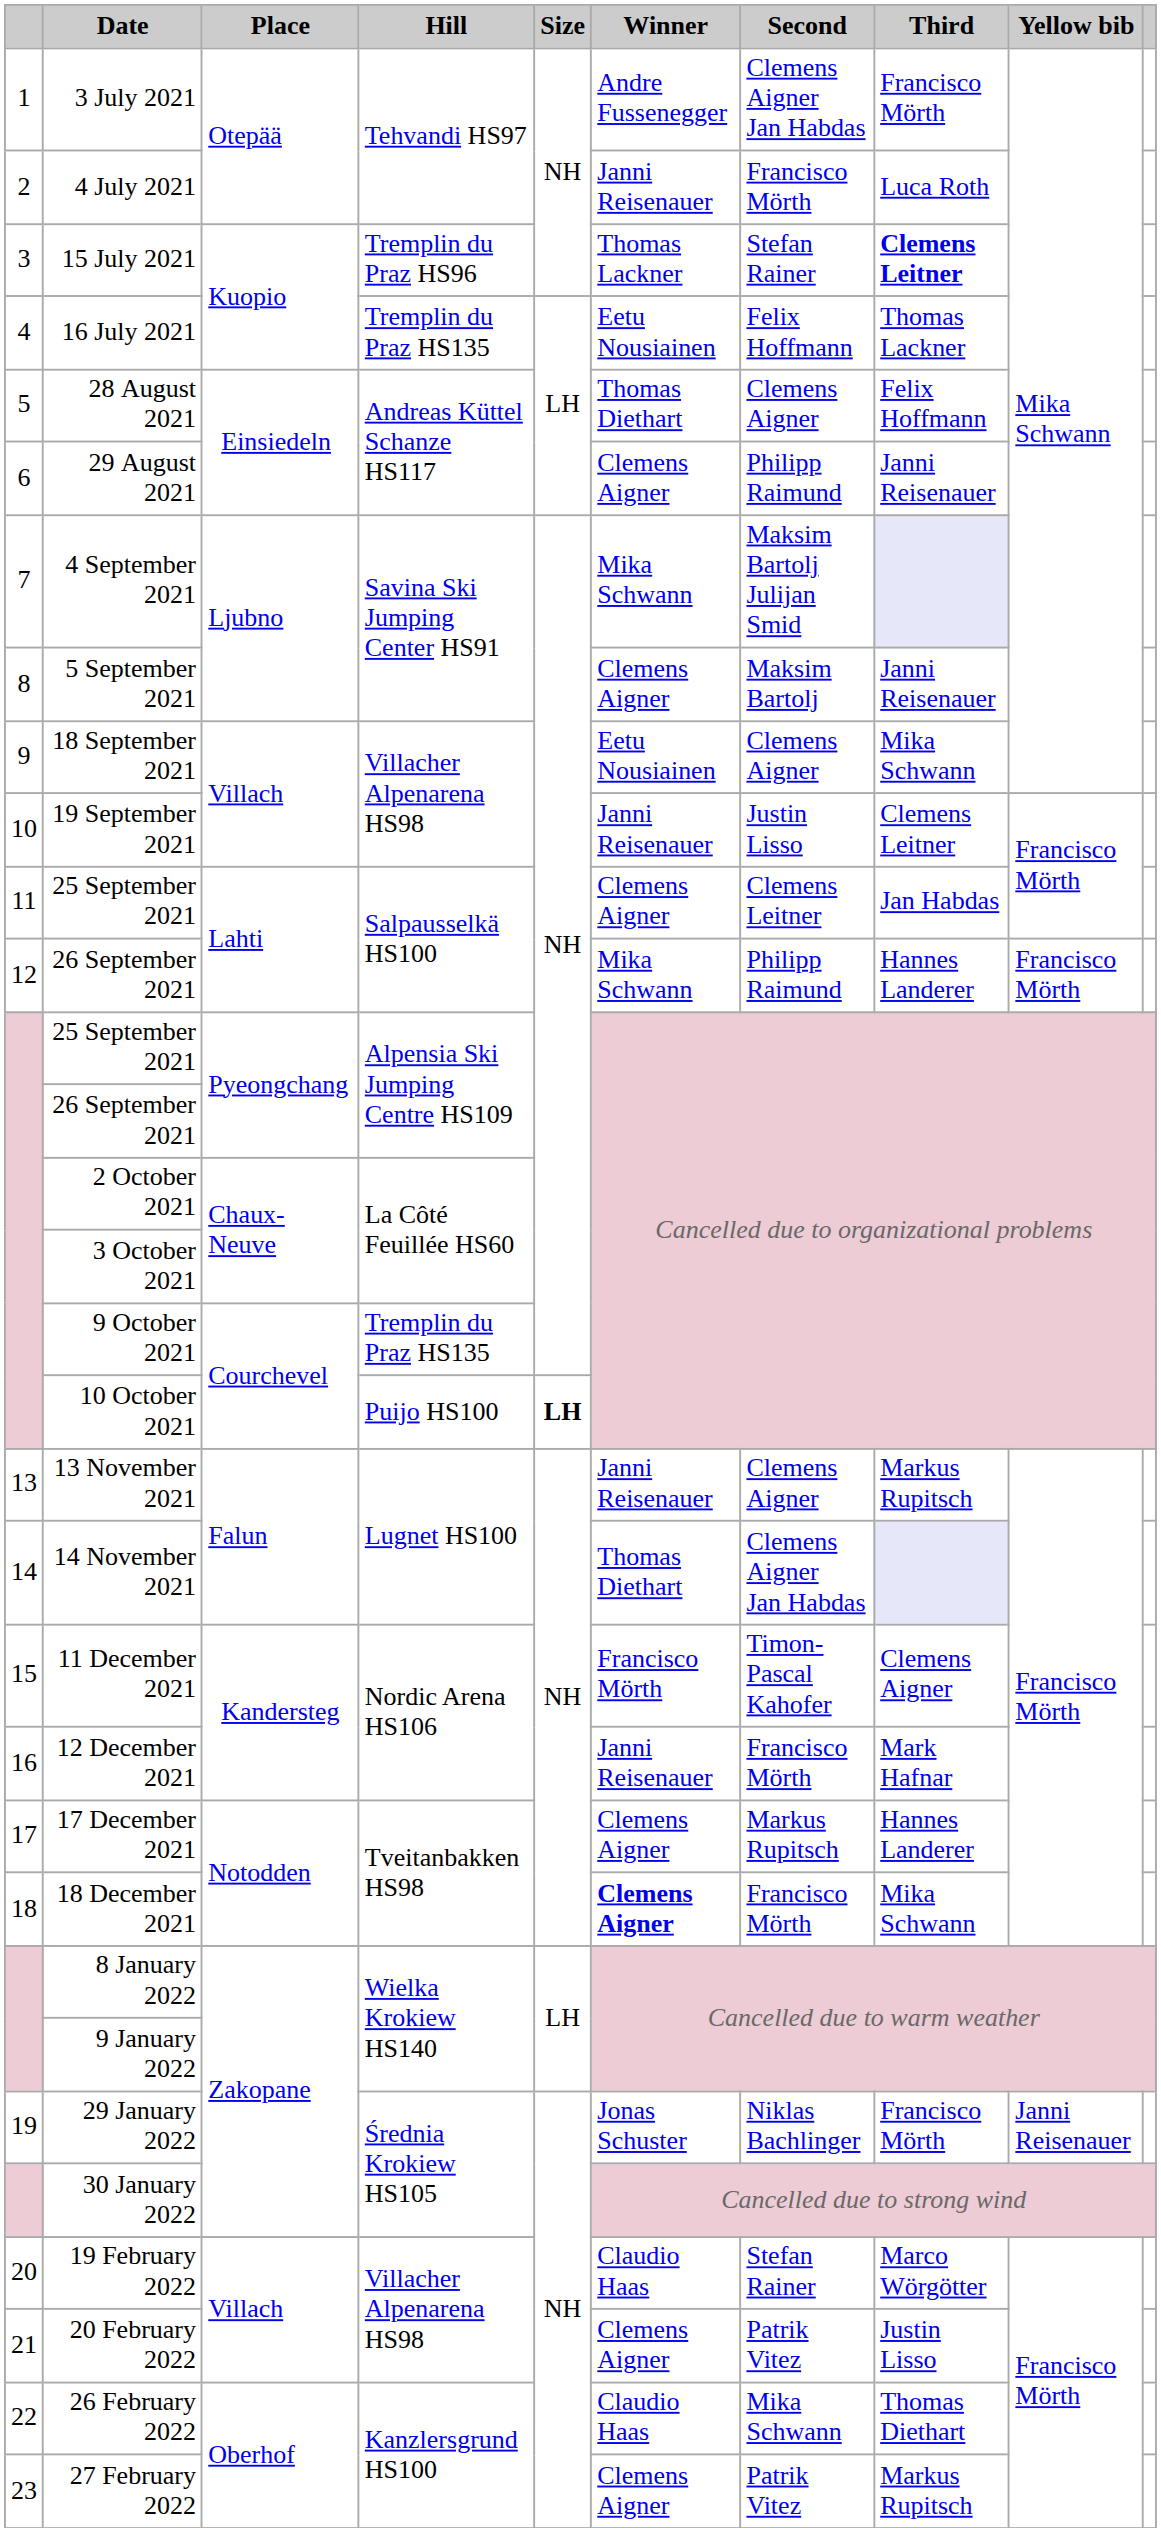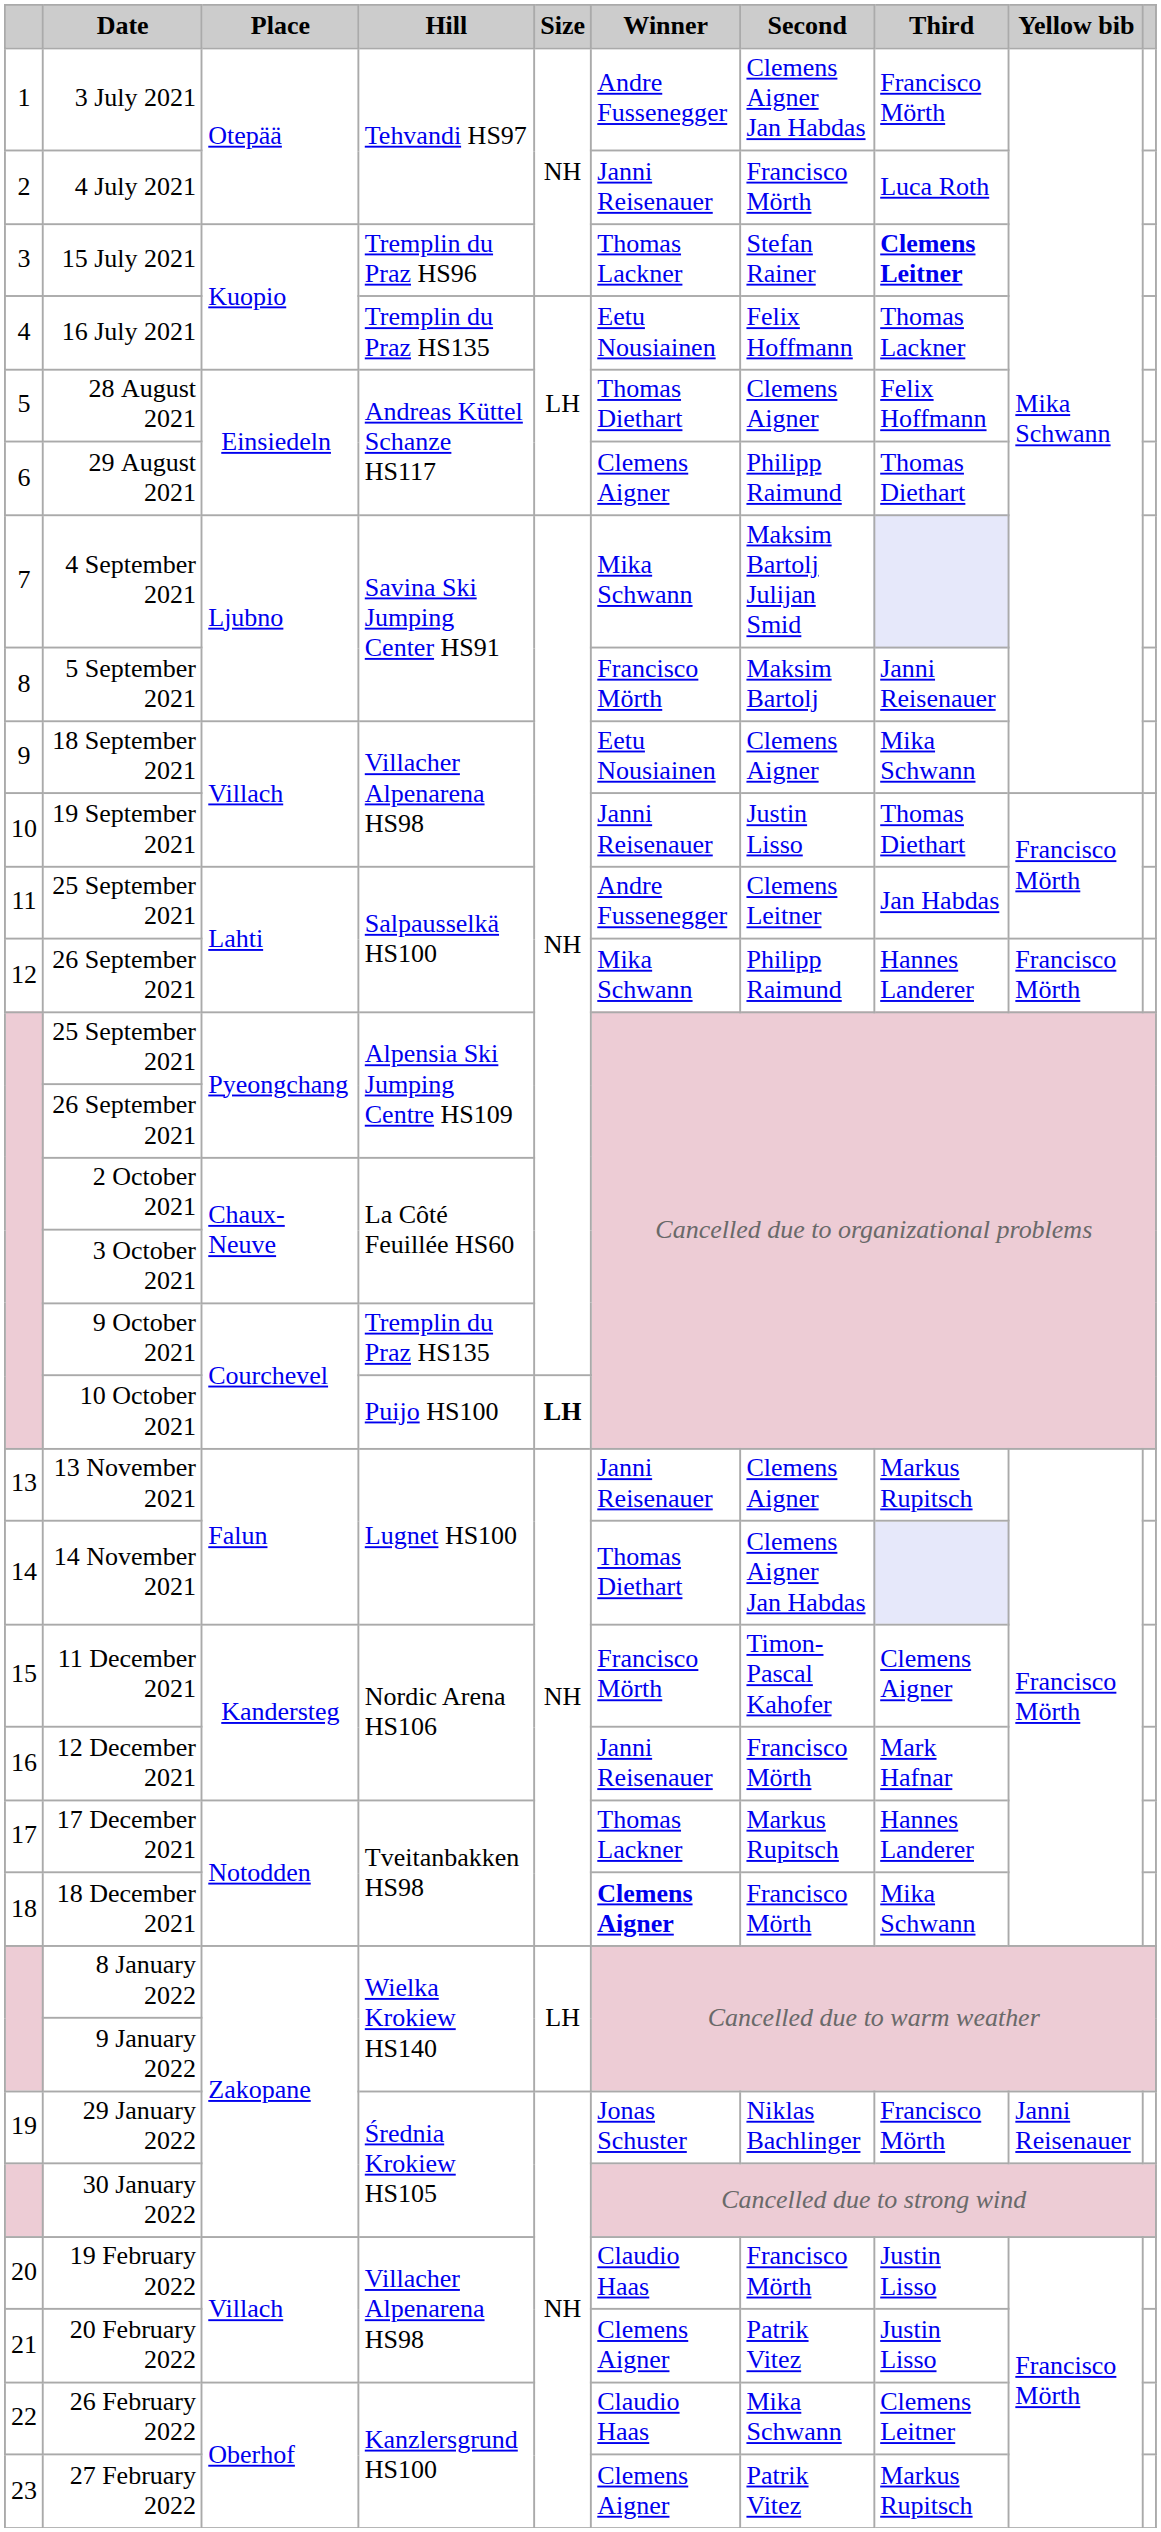(938, 477) Janni Reisenauer -> (923, 477) Thomas Diethart
(643, 683) Clemens Aigner -> (648, 683) Francisco Mörth
(926, 828) Clemens Leitner -> (923, 828) Thomas Diethart
(643, 901) Clemens Aigner -> (662, 901) Andre Fussenegger
(643, 1835) Clemens Aigner -> (640, 1835) Thomas Lackner
(781, 2271) Stefan Rainer -> (797, 2271) Francisco Mörth
(933, 2271) Marco Wörgötter -> (911, 2271) Justin Lisso
(923, 2417) Thomas Diethart -> (926, 2417) Clemens Leitner
